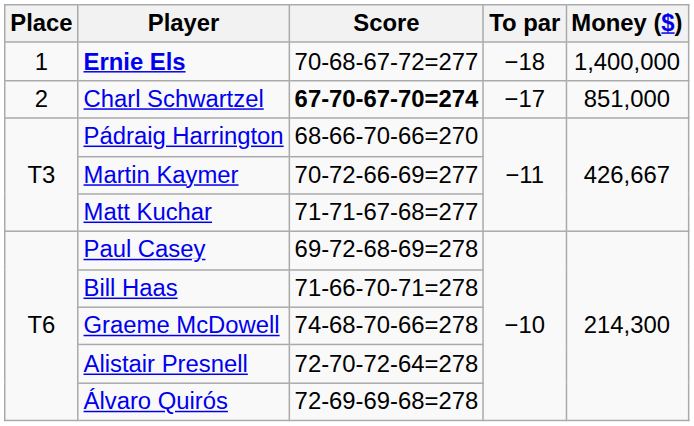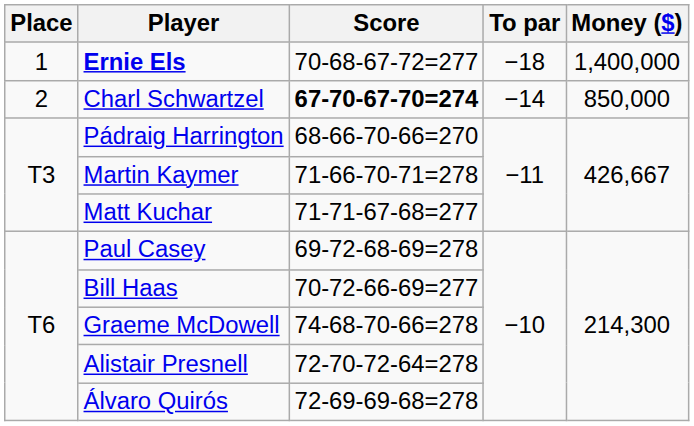(525, 99) −17 -> (525, 99) −14
(627, 99) 851,000 -> (627, 99) 850,000
(386, 174) 70-72-66-69=277 -> (386, 174) 71-66-70-71=278
(386, 288) 71-66-70-71=278 -> (386, 288) 70-72-66-69=277
